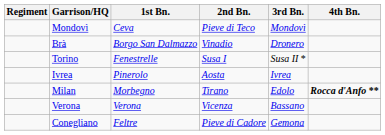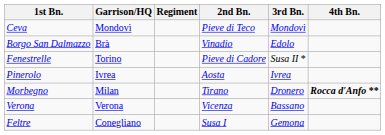columns swapped: (27, 12) <-> (155, 12)
(287, 43) Dronero -> (282, 43) Edolo
(214, 59) Susa I -> (234, 59) Pieve di Cadore
(282, 91) Edolo -> (287, 91) Dronero
(234, 122) Pieve di Cadore -> (214, 122) Susa I
